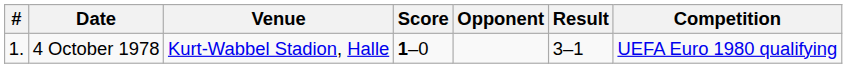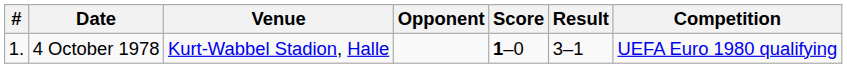columns swapped: (501, 19) <-> (423, 19)
